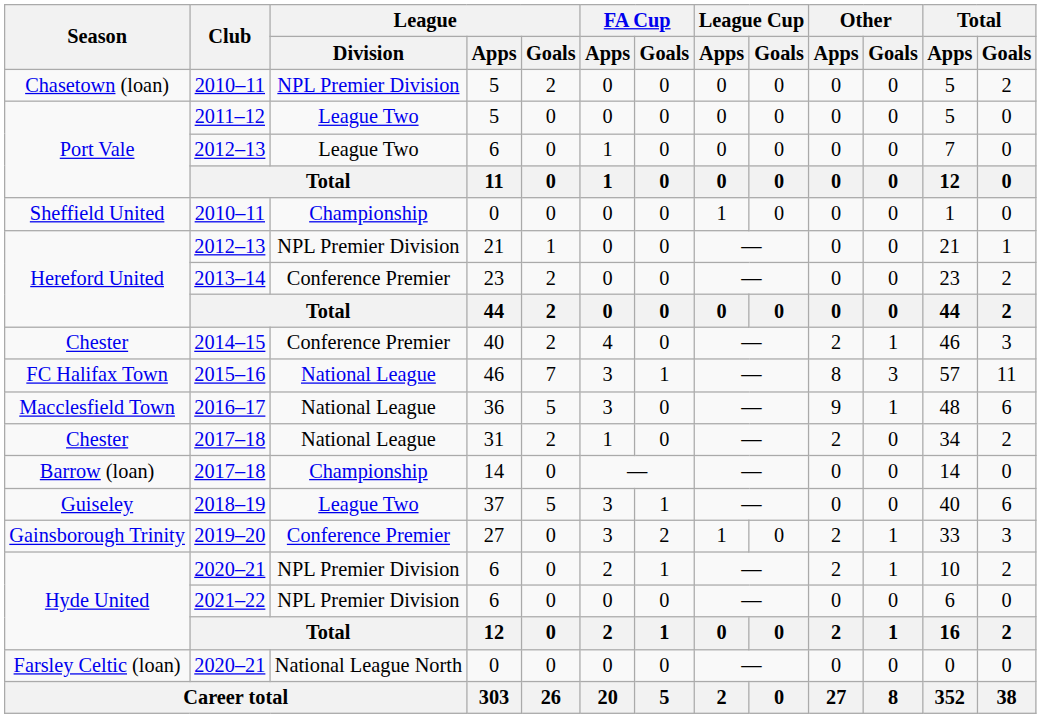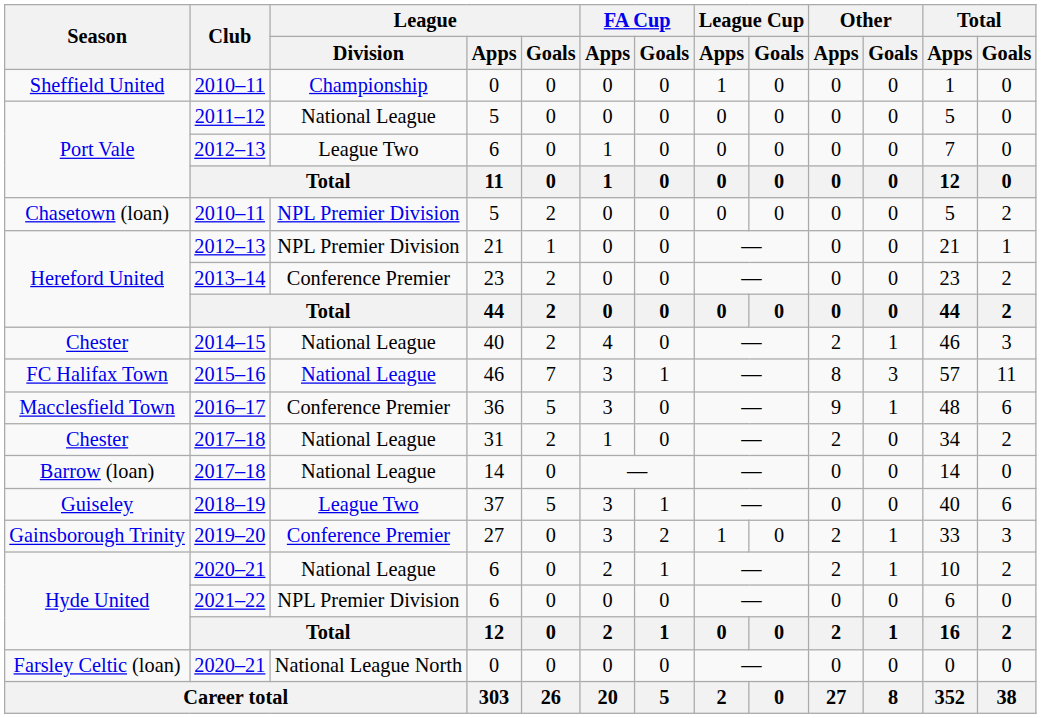rows swapped: (97, 213) <-> (97, 85)
(368, 117) League Two -> (368, 117) National League
(368, 342) Conference Premier -> (368, 342) National League
(368, 407) National League -> (368, 407) Conference Premier
(368, 471) Championship -> (368, 471) National League
(368, 568) NPL Premier Division -> (368, 568) National League
